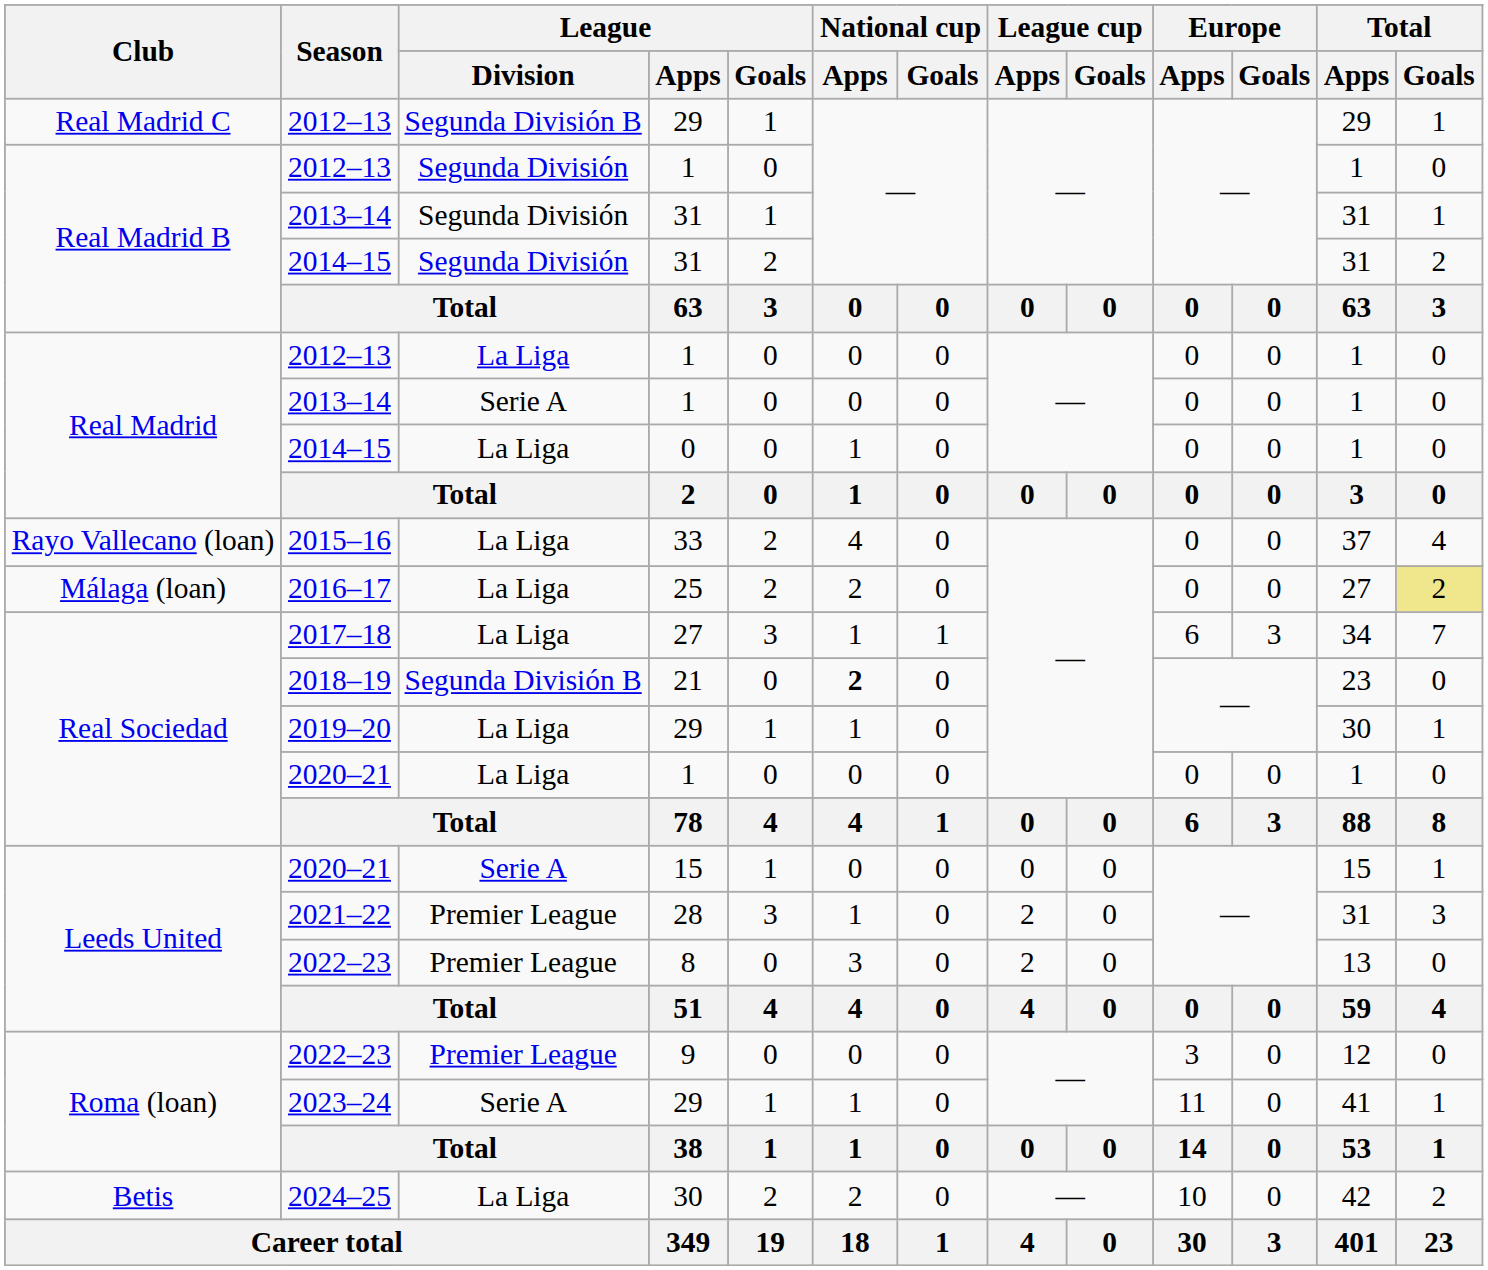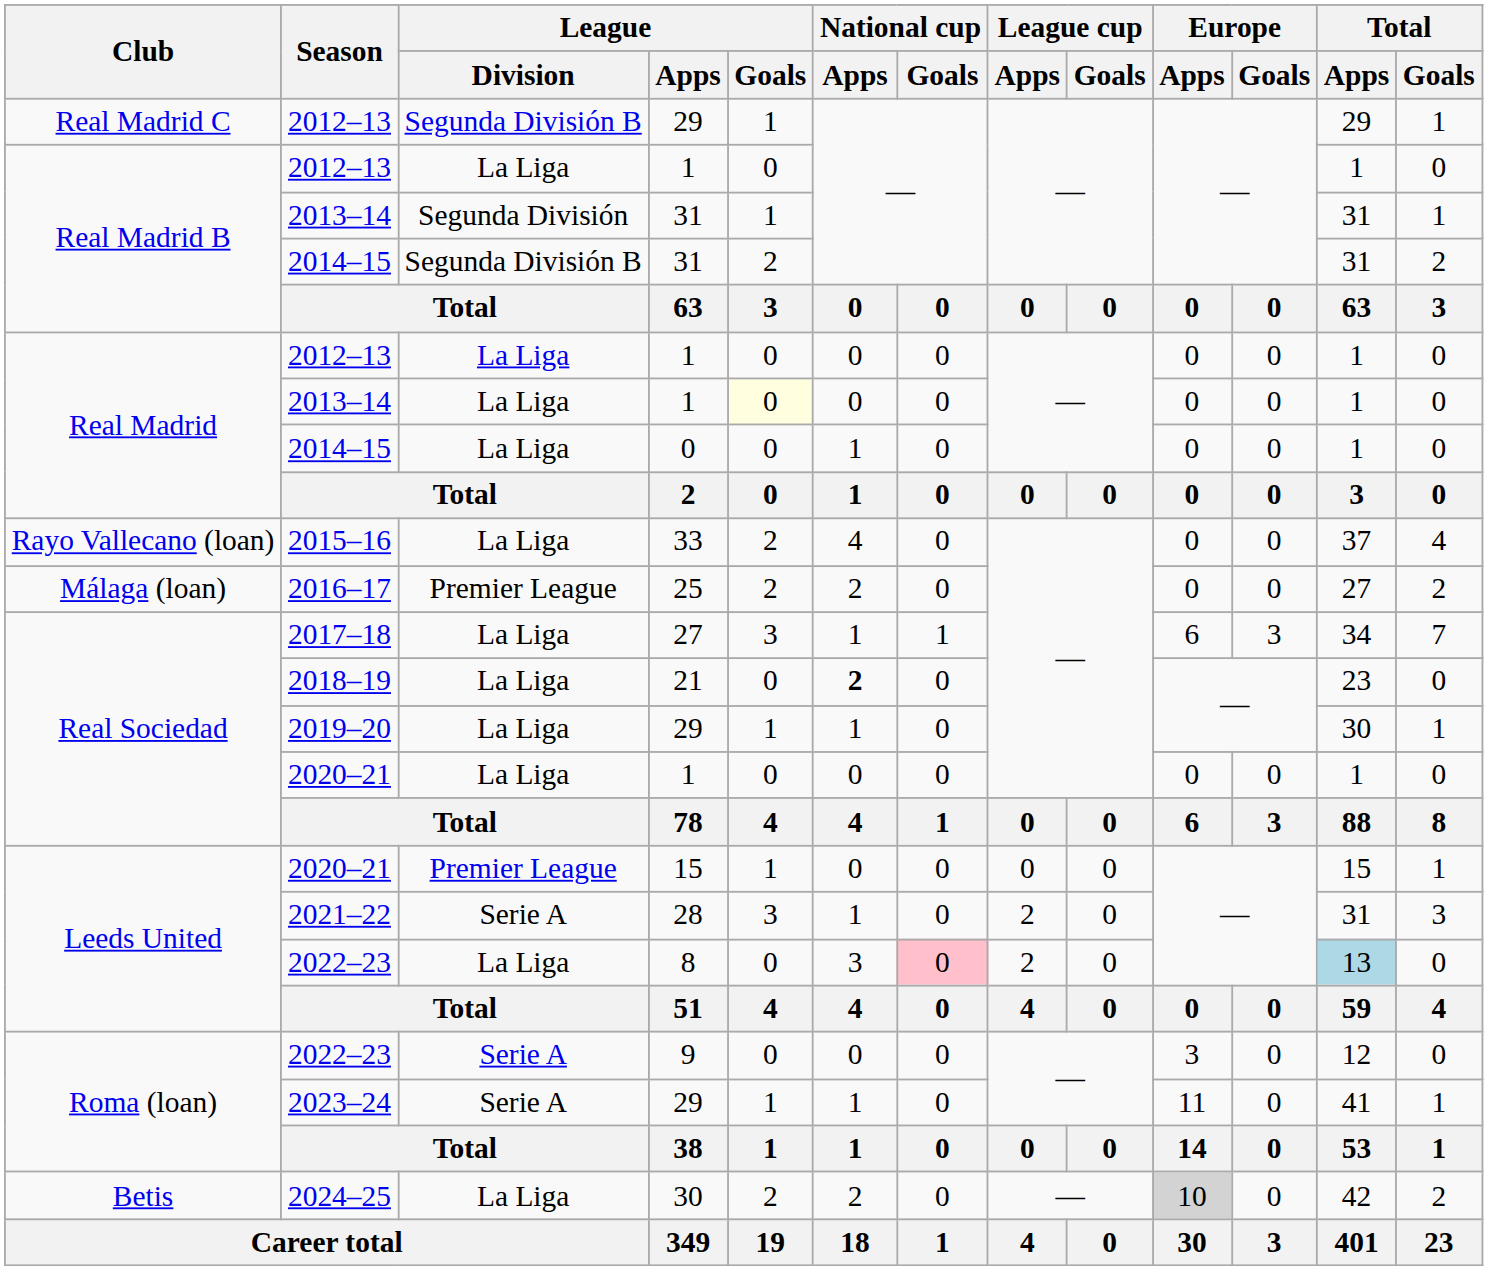(523, 167) Segunda División -> (523, 167) La Liga
(523, 261) Segunda División -> (523, 261) Segunda División B
(523, 401) Serie A -> (523, 401) La Liga
(770, 401) no background -> (770, 401) lightyellow background
(523, 588) La Liga -> (523, 588) Premier League
(1439, 588) khaki background -> (1439, 588) no background
(523, 681) Segunda División B -> (523, 681) La Liga
(523, 868) Serie A -> (523, 868) Premier League
(523, 914) Premier League -> (523, 914) Serie A
(523, 961) Premier League -> (523, 961) La Liga
(942, 961) no background -> (942, 961) pink background
(1357, 961) no background -> (1357, 961) lightblue background
(523, 1055) Premier League -> (523, 1055) Serie A
(1192, 1195) no background -> (1192, 1195) lightgrey background
